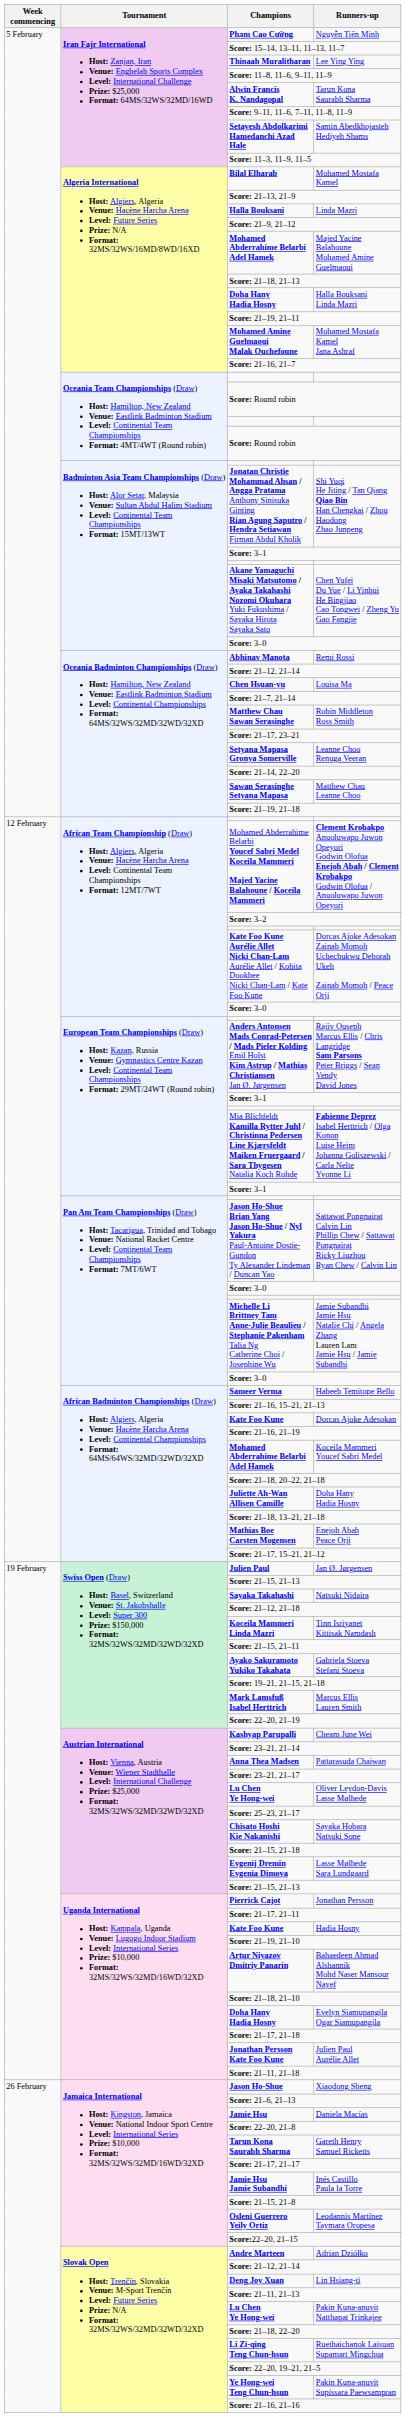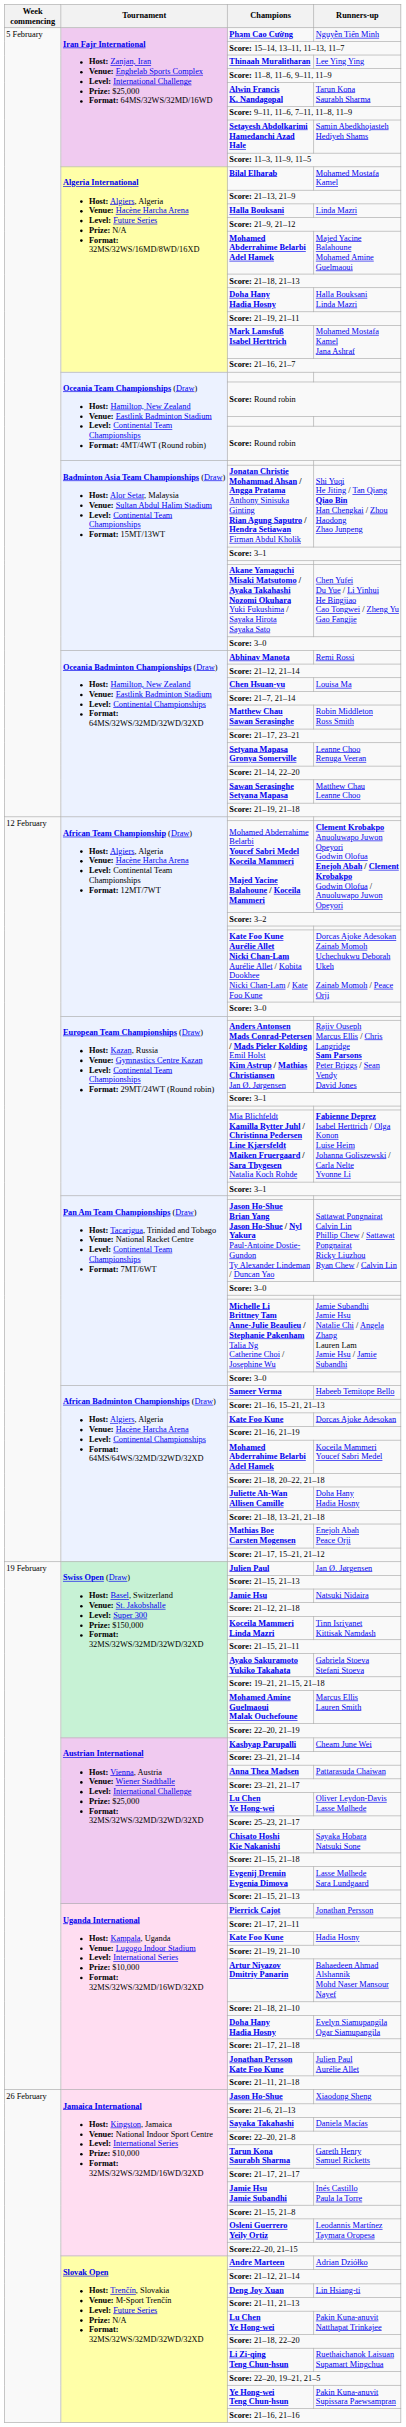(263, 341) Mohamed Amine Guelmaoui Malak Ouchefoune -> (258, 336) Mark Lamsfuß Isabel Herttrich
(262, 1595) Sayaka Takahashi -> (248, 1595) Jamie Hsu
(258, 1702) Mark Lamsfuß Isabel Herttrich -> (263, 1707) Mohamed Amine Guelmaoui Malak Ouchefoune
(248, 2114) Jamie Hsu -> (262, 2124) Sayaka Takahashi
